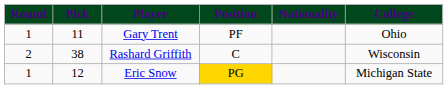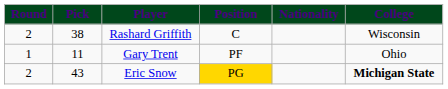rows swapped: (150, 34) <-> (150, 53)
(29, 73) 1 -> (29, 73) 2
(77, 73) 12 -> (77, 73) 43
(394, 73) normal -> (394, 73) bold
